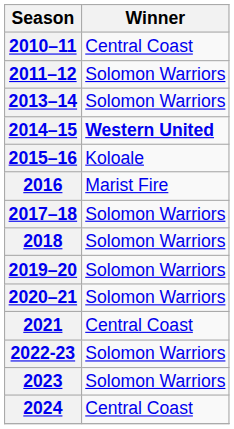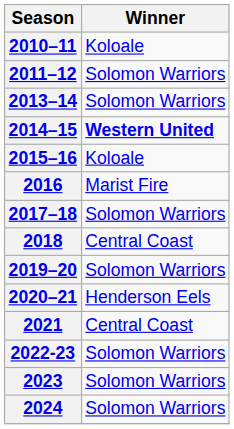(139, 46) Central Coast -> (115, 46) Koloale
(155, 241) Solomon Warriors -> (139, 241) Central Coast
(155, 297) Solomon Warriors -> (148, 297) Henderson Eels
(139, 409) Central Coast -> (155, 409) Solomon Warriors
